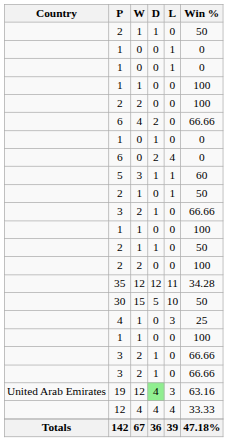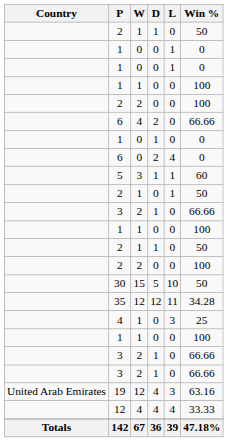rows swapped: (120, 301) <-> (120, 283)
(156, 391) lightgreen background -> (156, 391) no background
